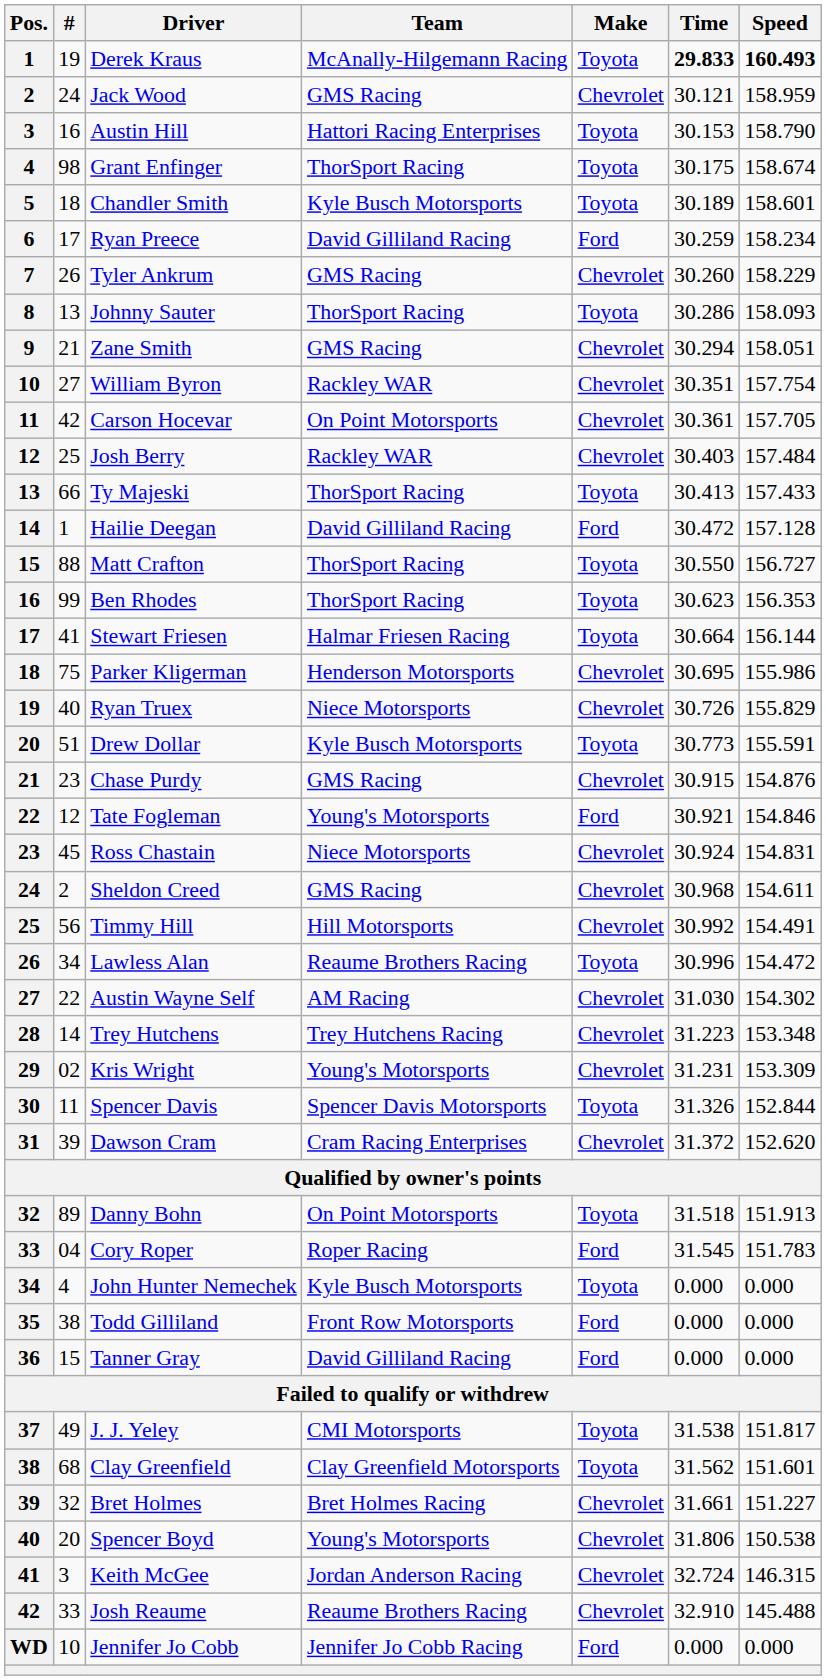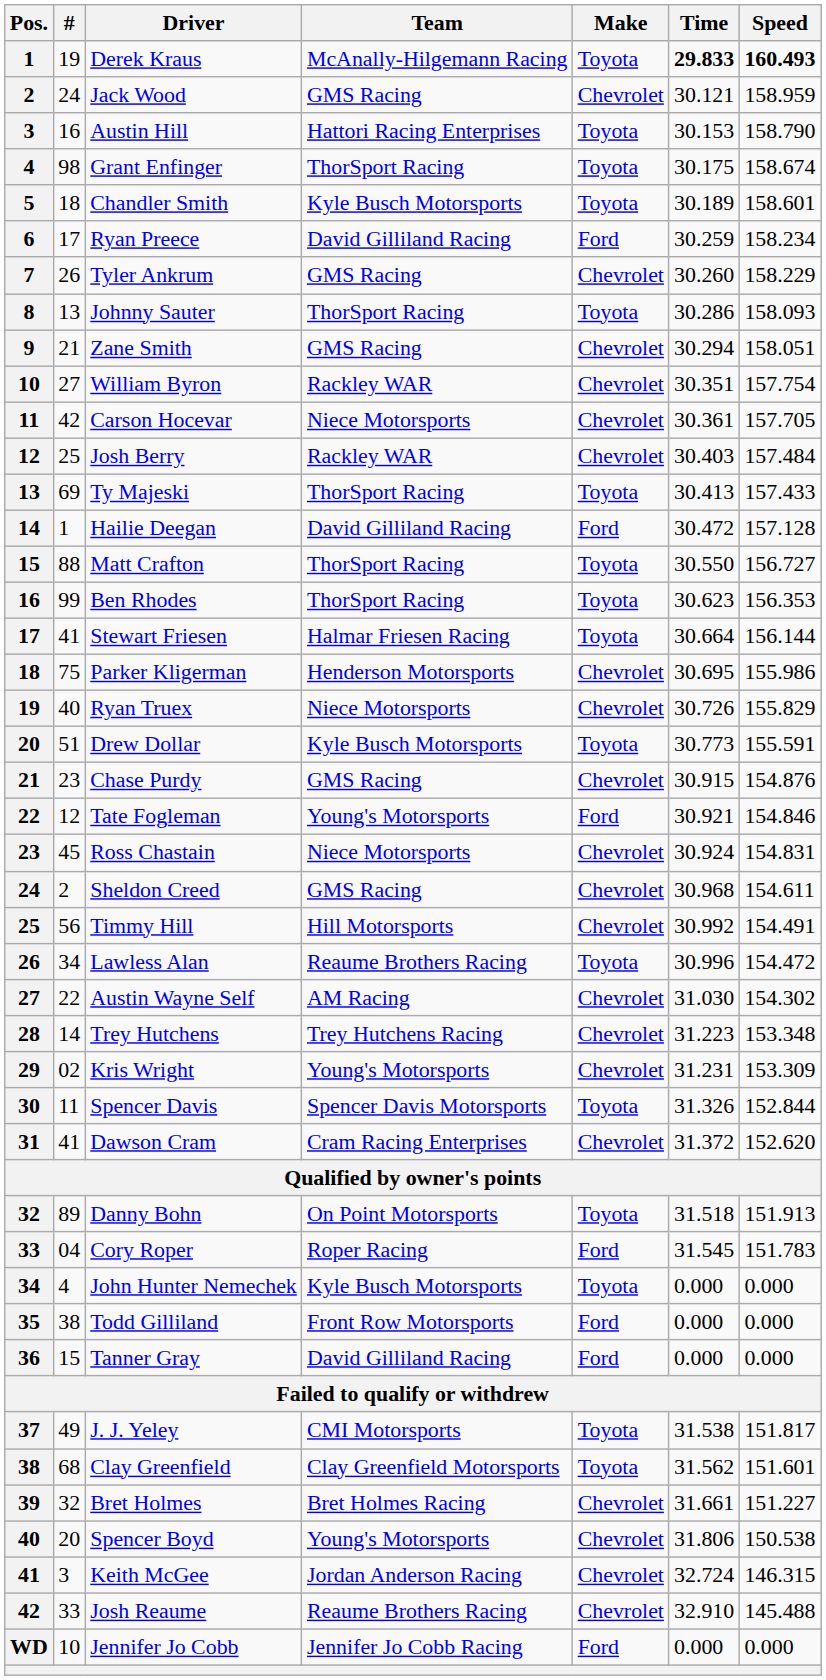(402, 419) On Point Motorsports -> (389, 419) Niece Motorsports
(69, 491) 66 -> (69, 491) 69
(69, 1141) 39 -> (69, 1141) 41
